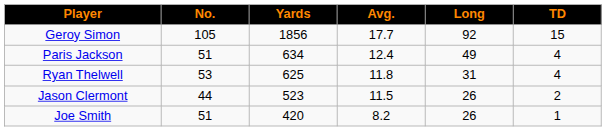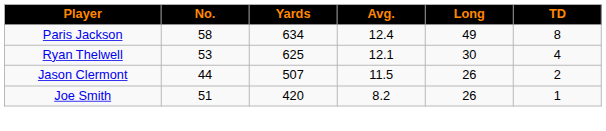- row: (83, 34)
(205, 55) 51 -> (205, 34) 58
(557, 55) 4 -> (557, 34) 8
(381, 75) 11.8 -> (381, 55) 12.1
(469, 75) 31 -> (469, 55) 30
(293, 95) 523 -> (293, 75) 507
